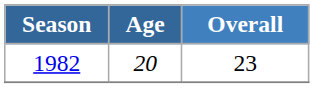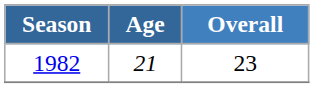(145, 62) 20 -> (145, 62) 21
